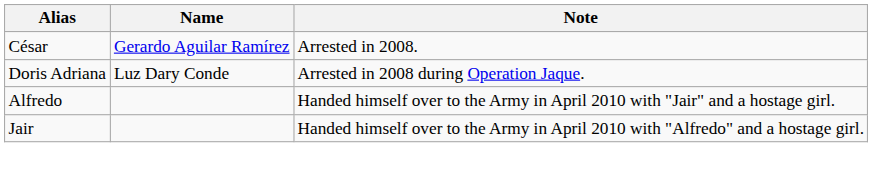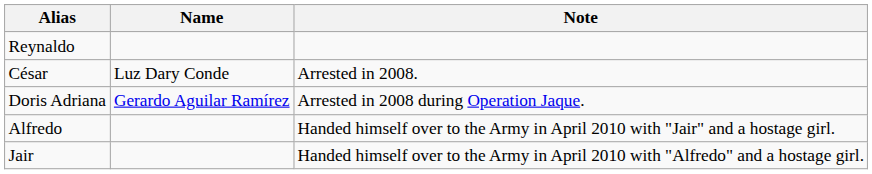+ row: (42, 45)
(202, 45) Gerardo Aguilar Ramírez -> (171, 73) Luz Dary Conde
(171, 73) Luz Dary Conde -> (202, 100) Gerardo Aguilar Ramírez
